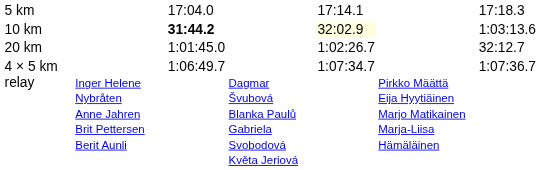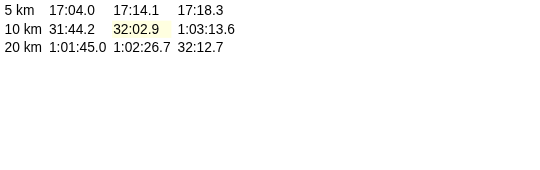(191, 29) bold -> (72, 29) normal
- row: (31, 74)
